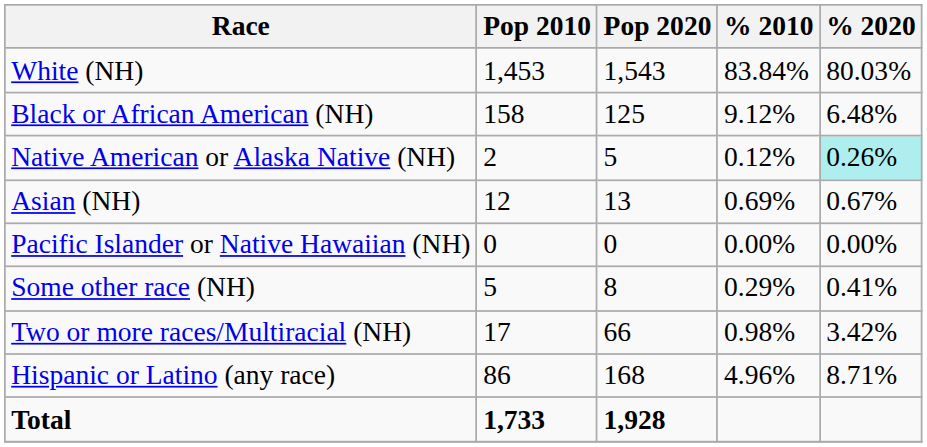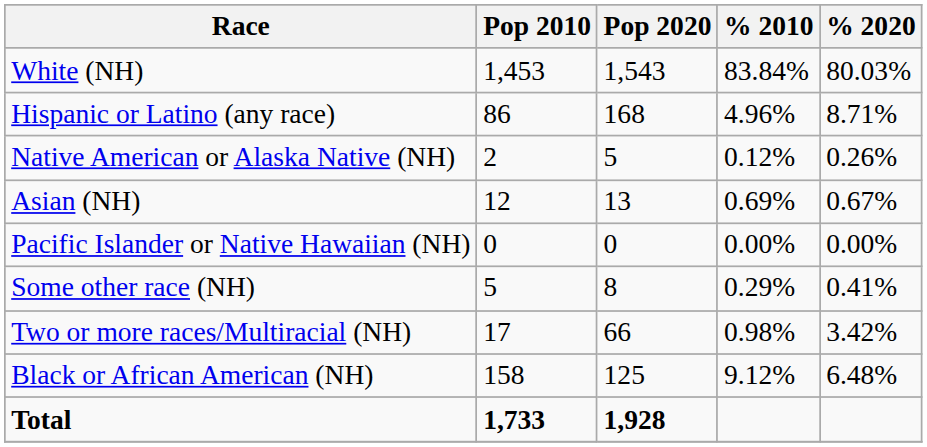rows swapped: (192, 113) <-> (173, 375)
(862, 157) paleturquoise background -> (862, 157) no background
